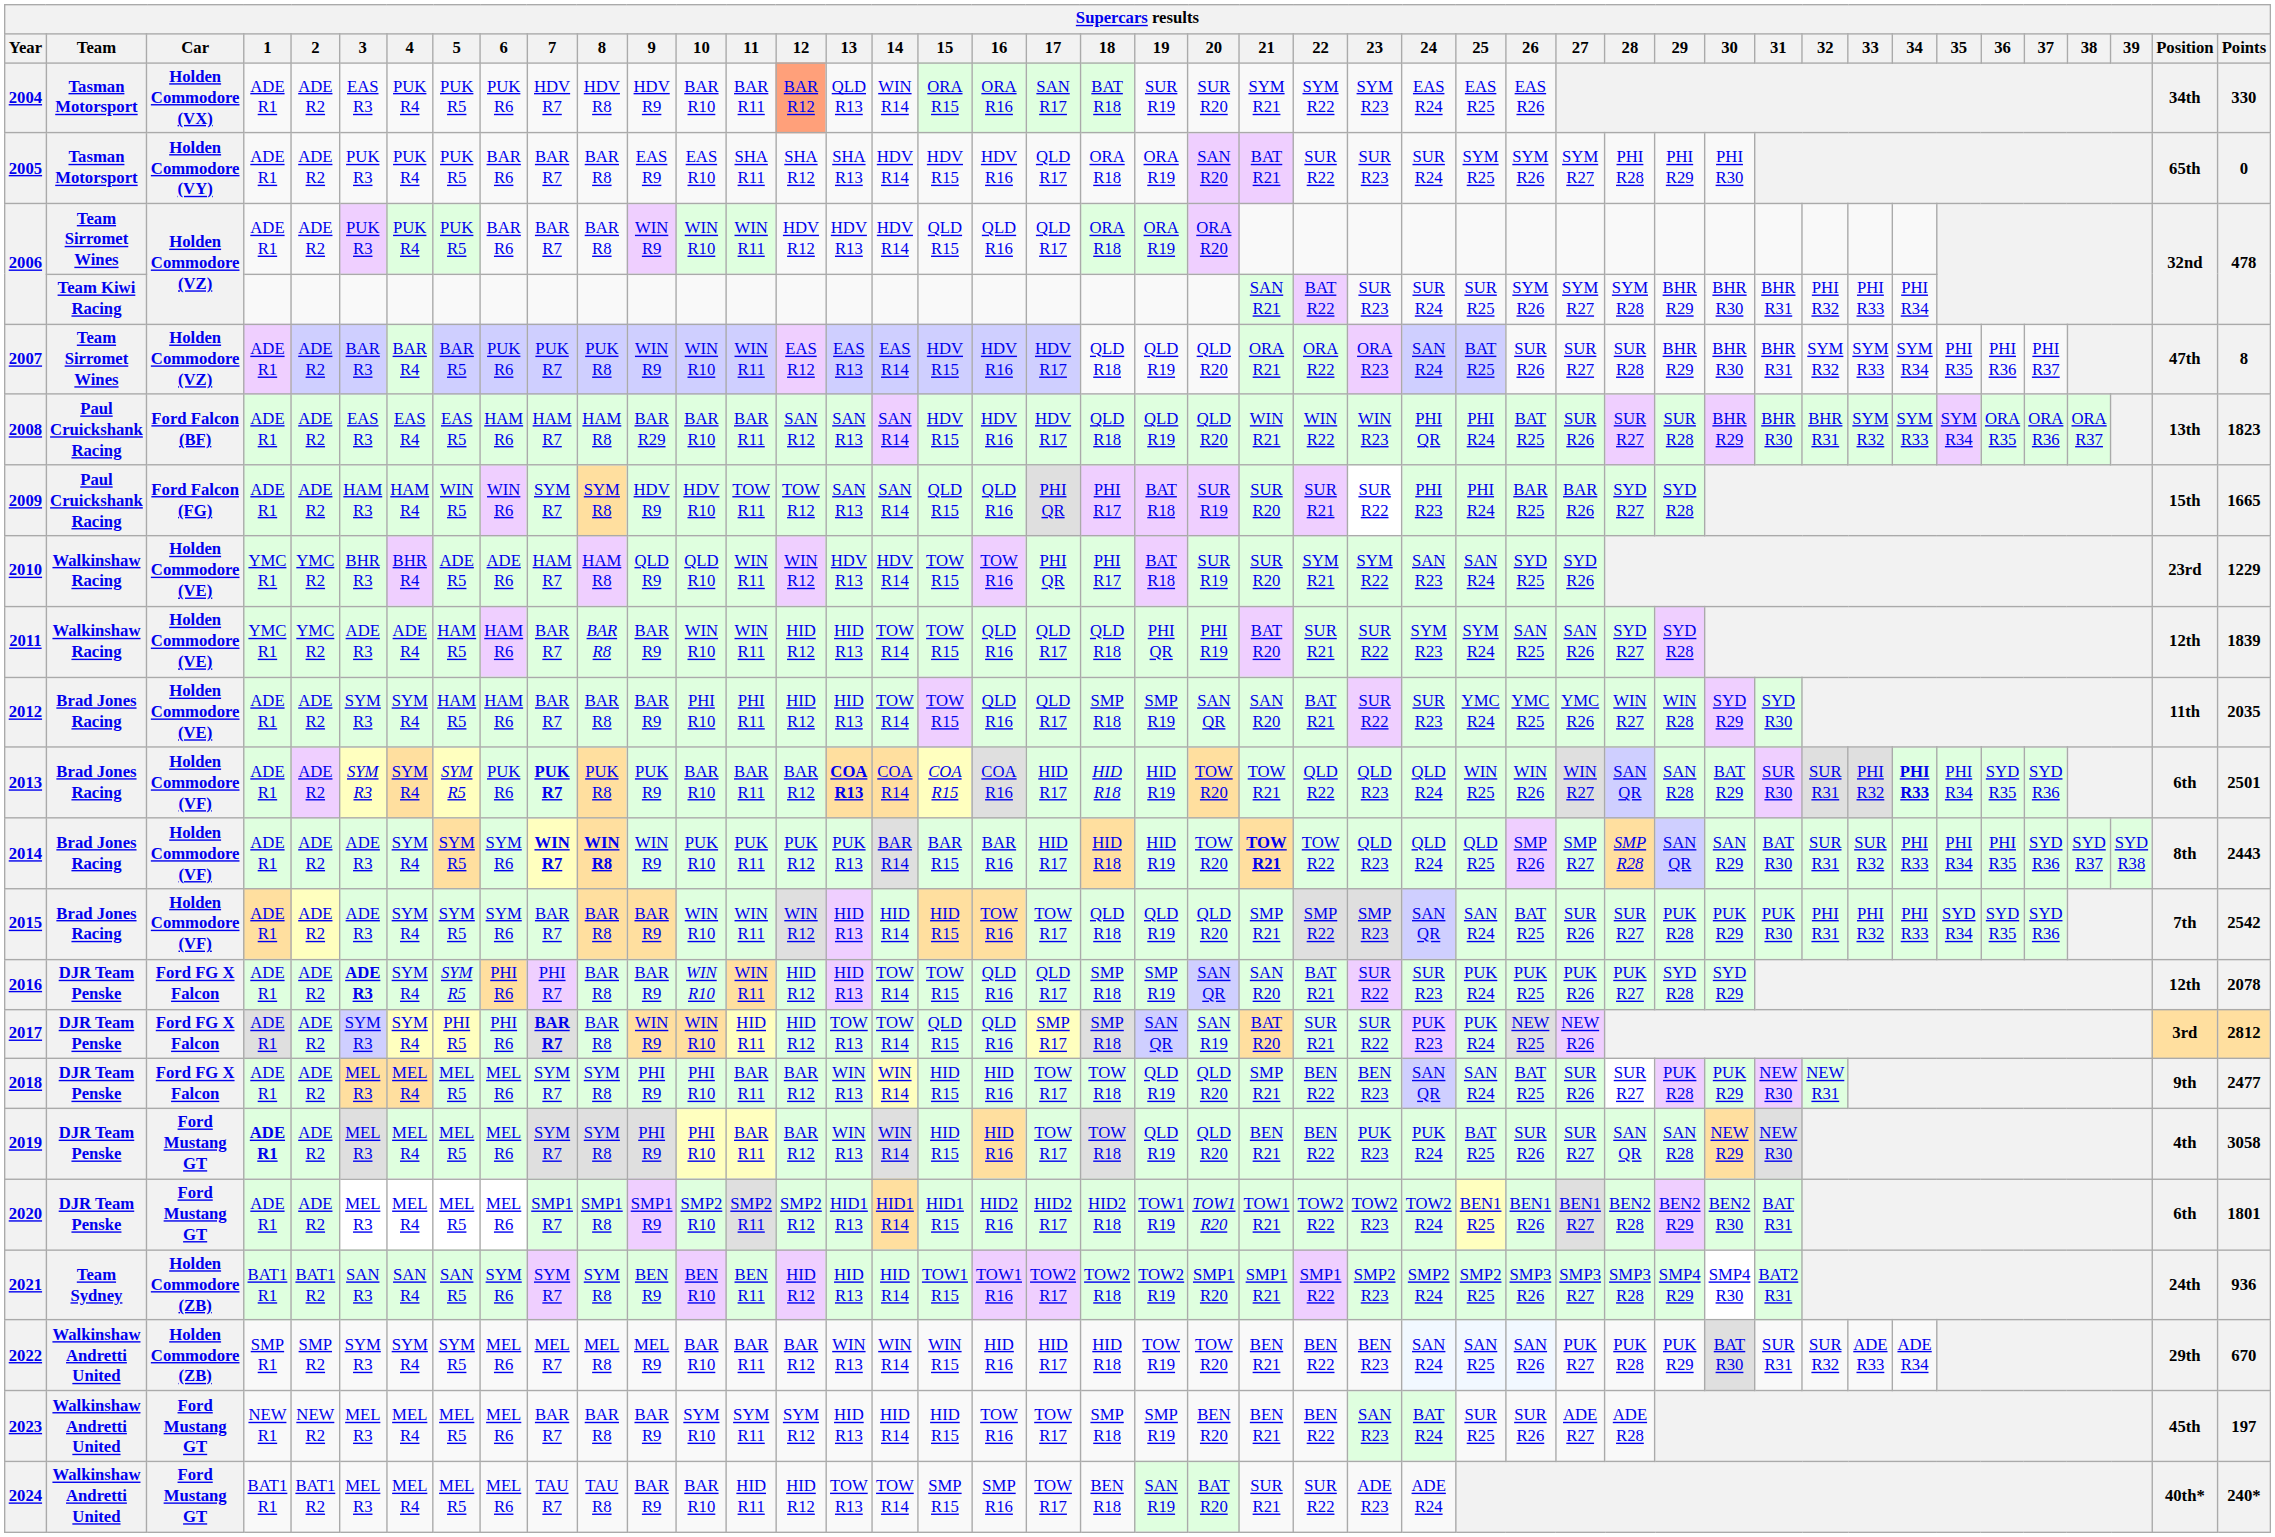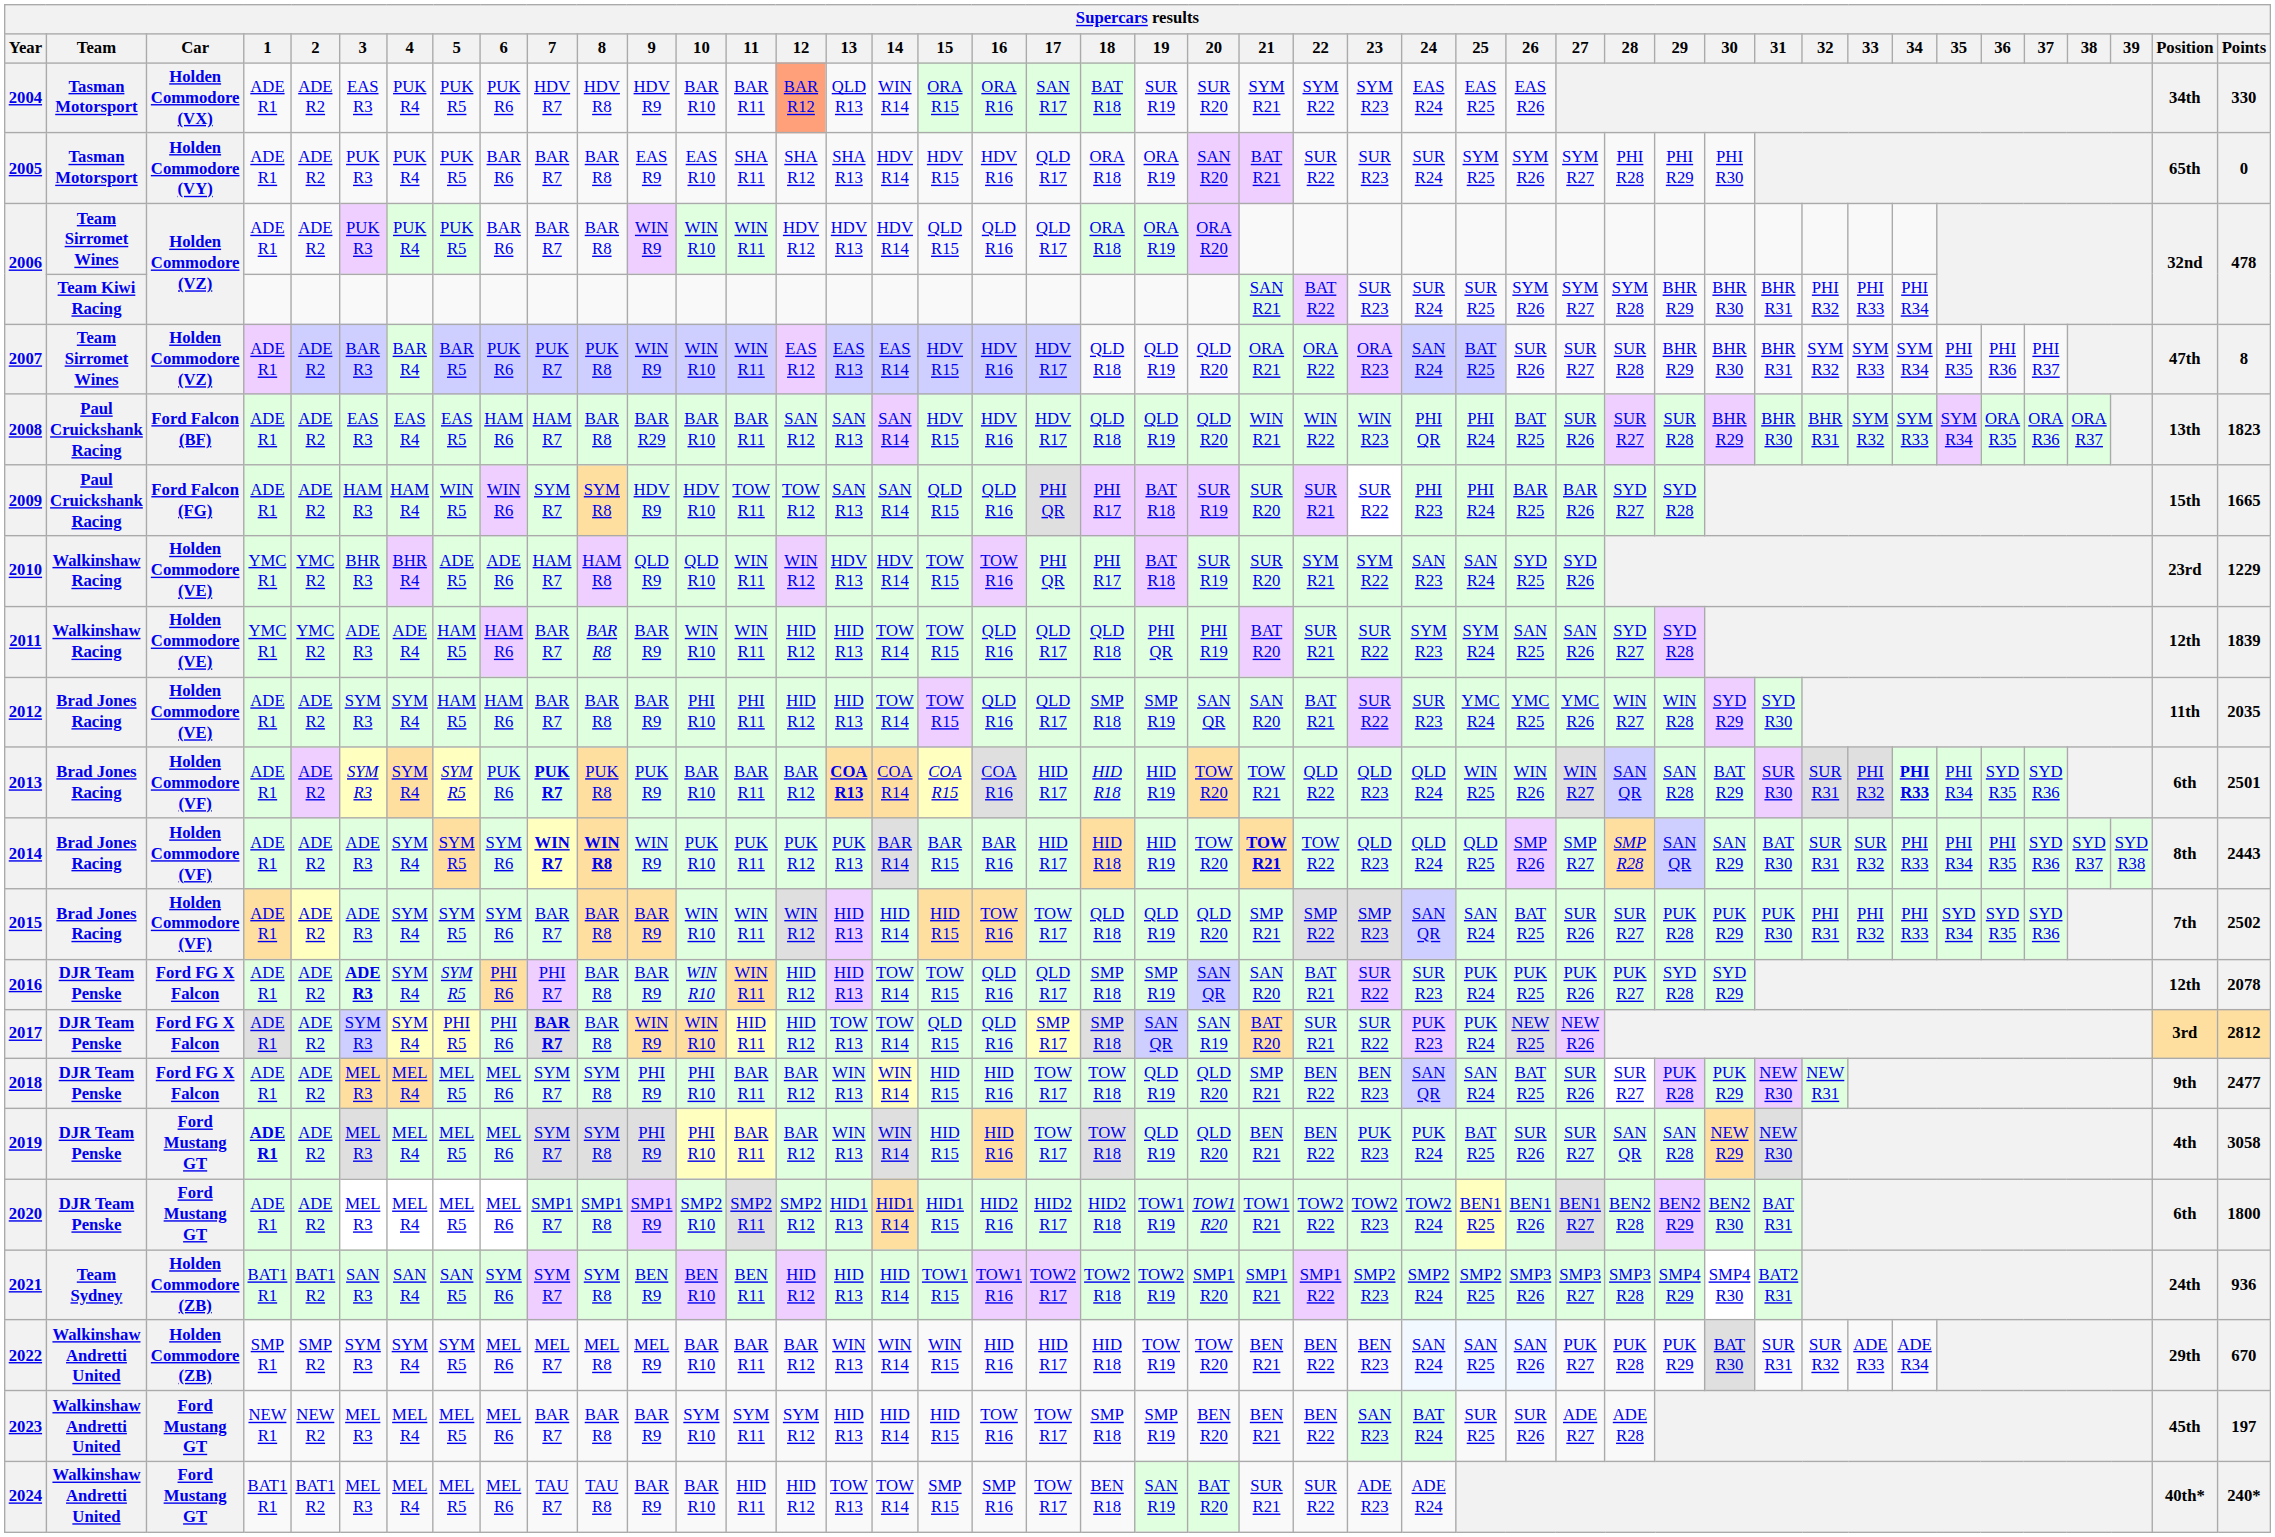(602, 429) HAM R8 -> (602, 429) BAR R8
(2244, 923) 2542 -> (2244, 923) 2502
(2244, 1214) 1801 -> (2244, 1214) 1800
